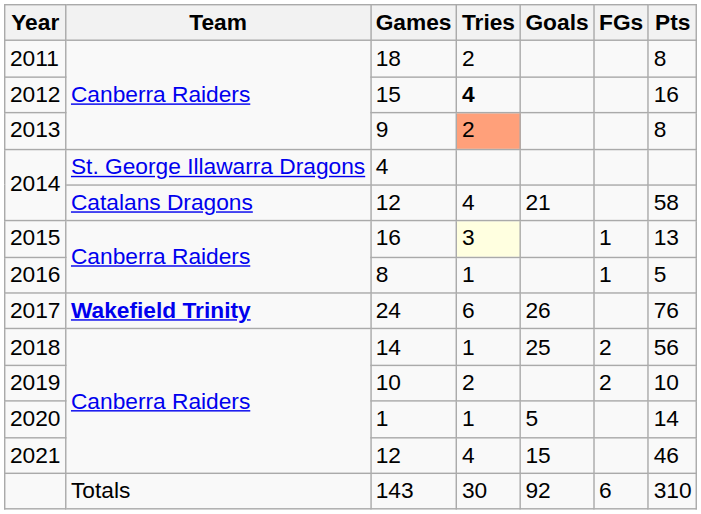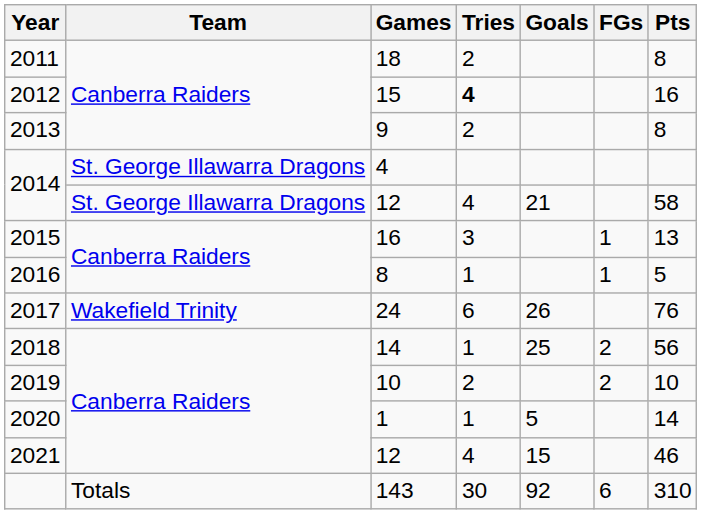(468, 130) lightsalmon background -> (468, 130) no background
(162, 202) Catalans Dragons -> (218, 202) St. George Illawarra Dragons
(468, 238) lightyellow background -> (468, 238) no background
(161, 310) bold -> (154, 310) normal
